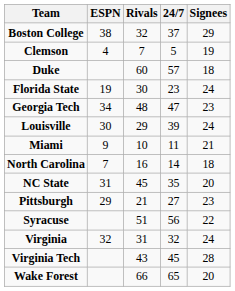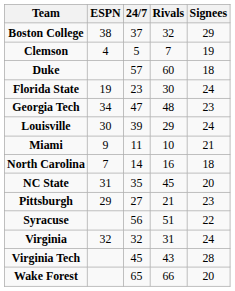columns swapped: (142, 13) <-> (174, 13)
